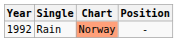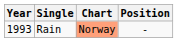(19, 30) 1992 -> (19, 30) 1993
